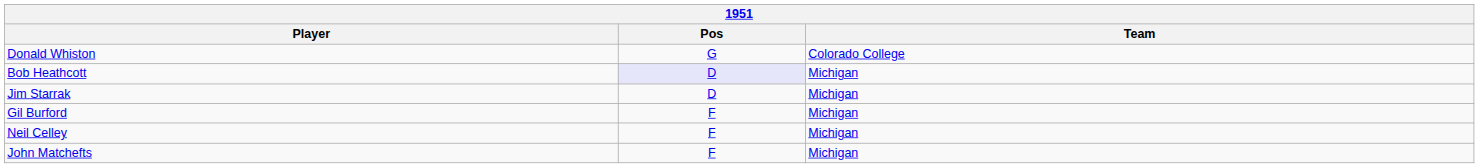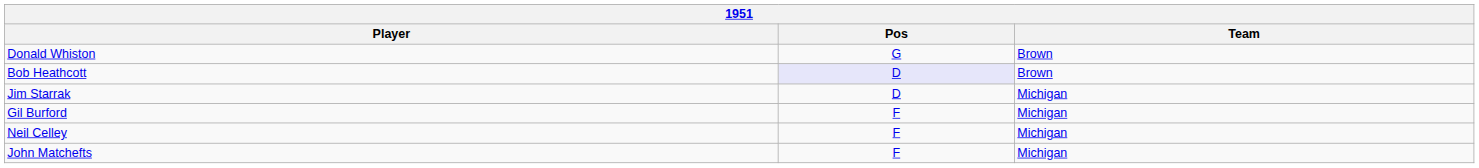(857, 53) Colorado College -> (1035, 53) Brown
(833, 73) Michigan -> (1035, 73) Brown
